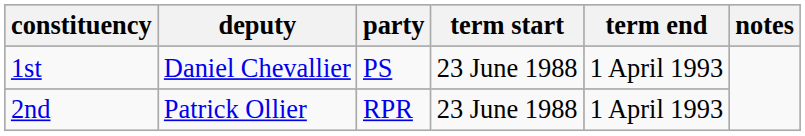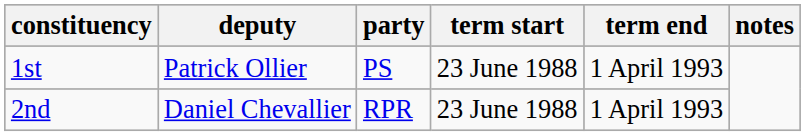(257, 67) Daniel Chevallier -> (235, 67) Patrick Ollier
(235, 109) Patrick Ollier -> (257, 109) Daniel Chevallier
